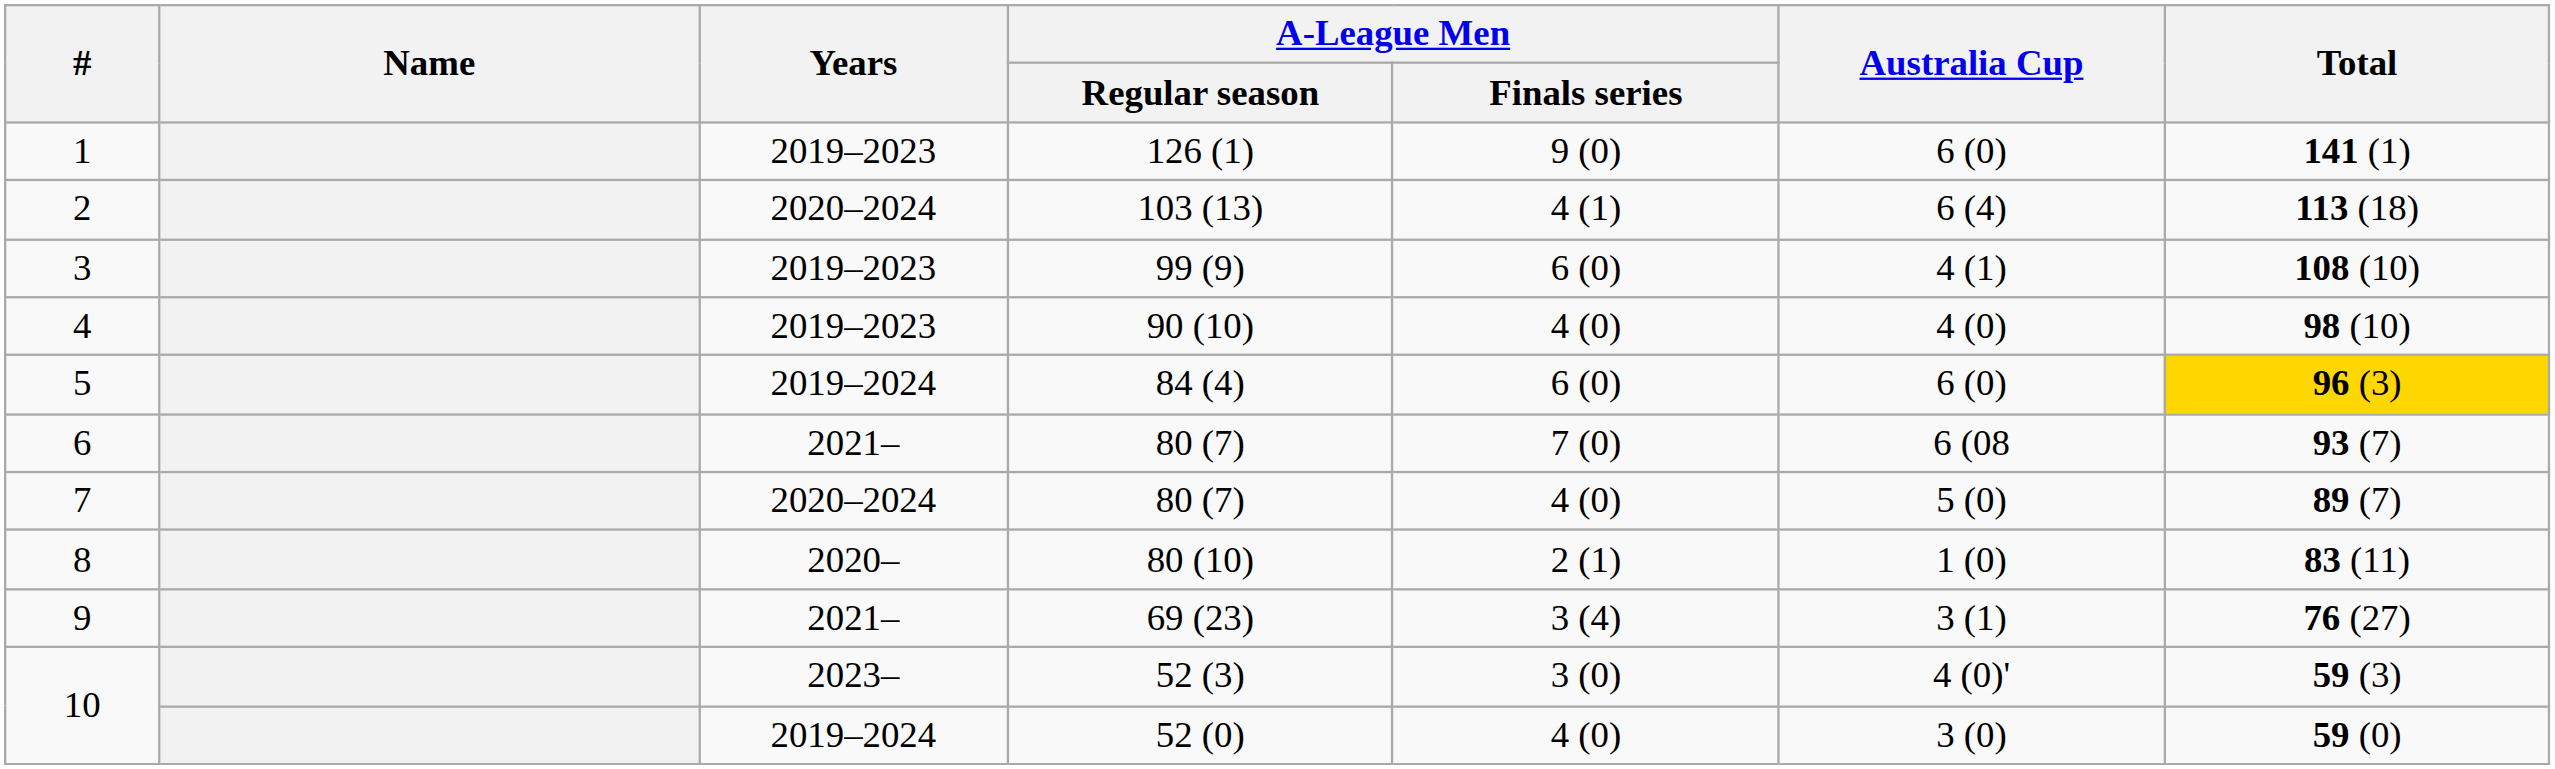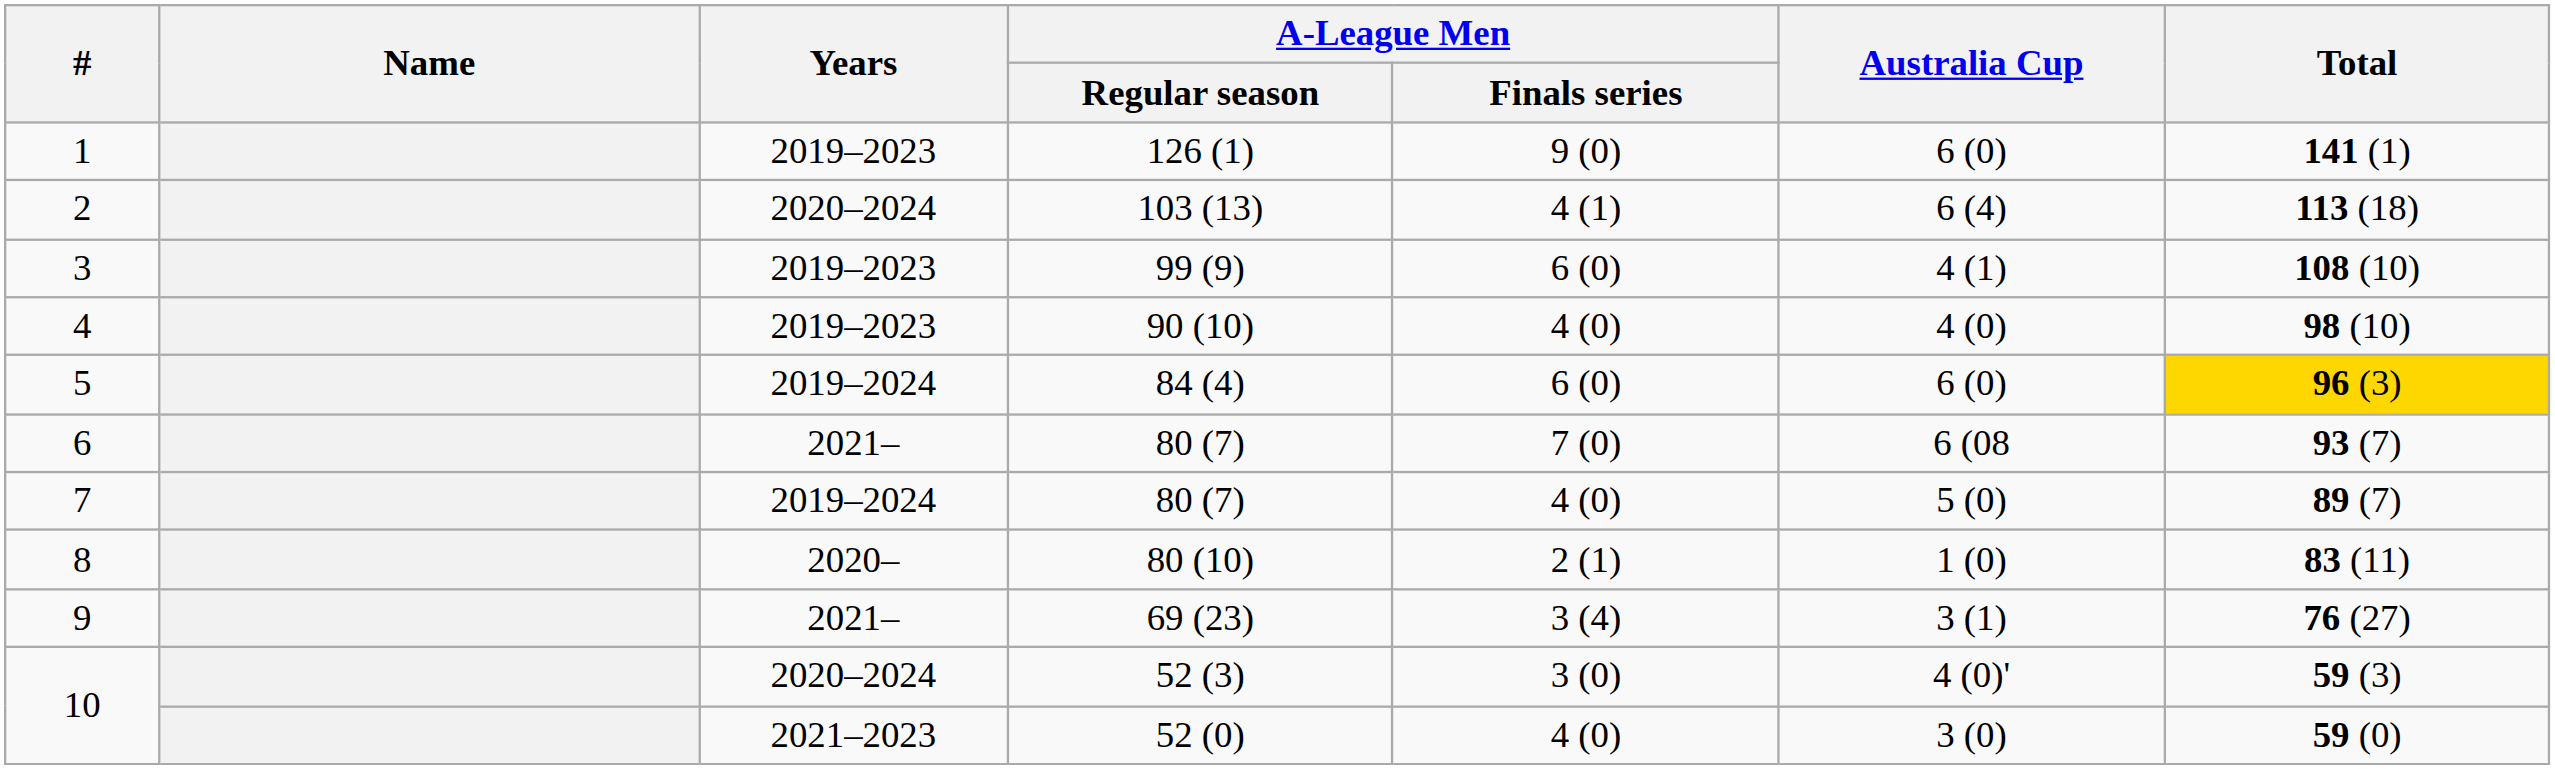(853, 500) 2020–2024 -> (853, 500) 2019–2024
(853, 675) 2023– -> (853, 675) 2020–2024
(853, 734) 2019–2024 -> (853, 734) 2021–2023
